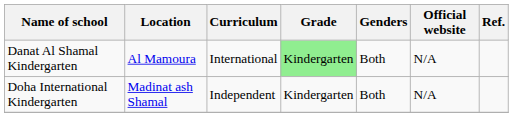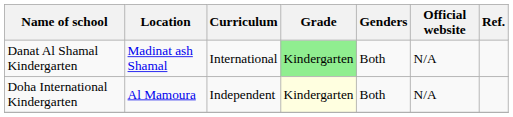(162, 58) Al Mamoura -> (160, 58) Madinat ash Shamal
(160, 94) Madinat ash Shamal -> (162, 94) Al Mamoura
(319, 94) no background -> (319, 94) lightyellow background
